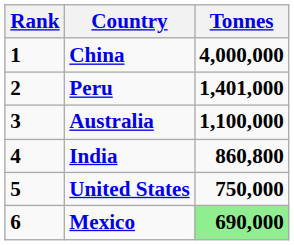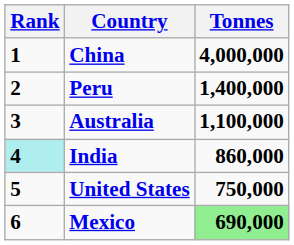(242, 88) 1,401,000 -> (242, 88) 1,400,000
(16, 155) no background -> (16, 155) paleturquoise background
(250, 155) 860,800 -> (250, 155) 860,000
